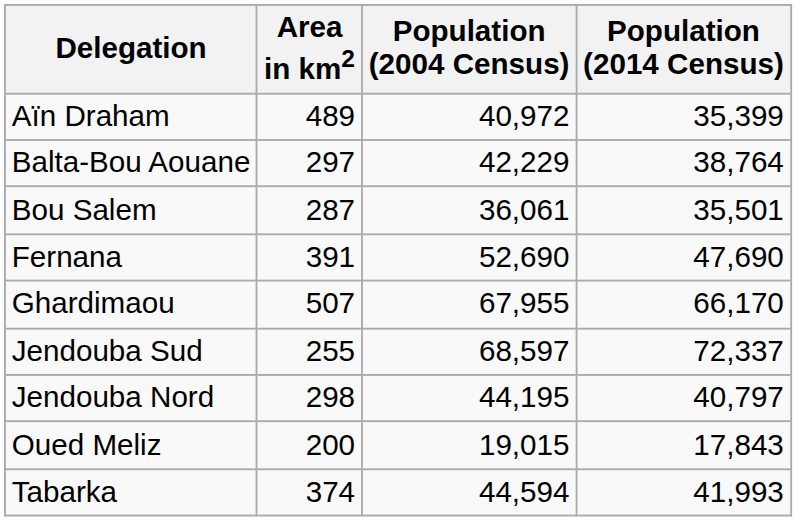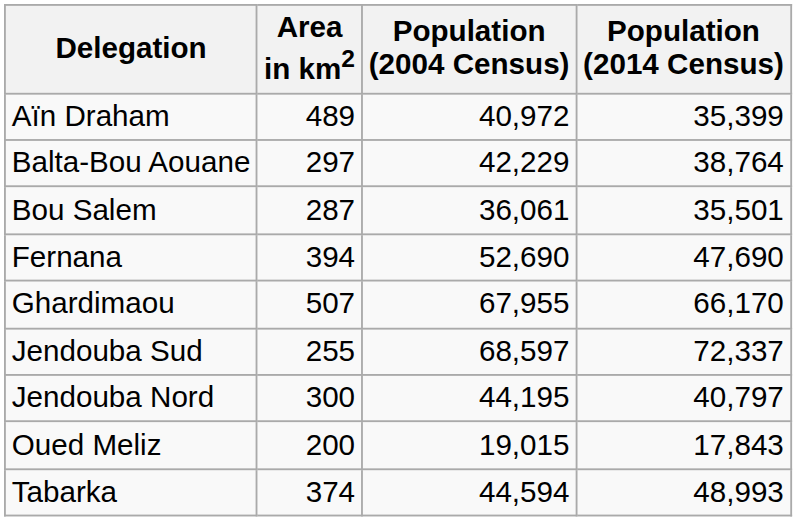(330, 257) 391 -> (330, 257) 394
(330, 397) 298 -> (330, 397) 300
(739, 491) 41,993 -> (739, 491) 48,993
